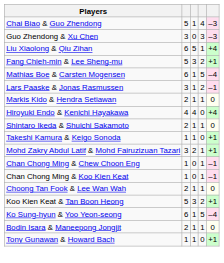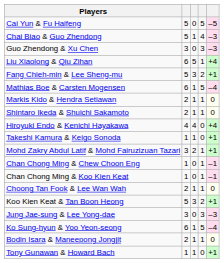+ row: (44, 23)
- row: (65, 87)
rows swapped: (67, 112) <-> (68, 125)
+ row: (61, 214)
